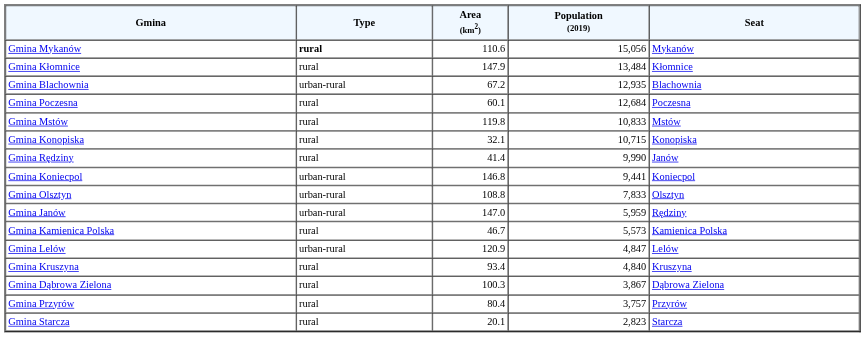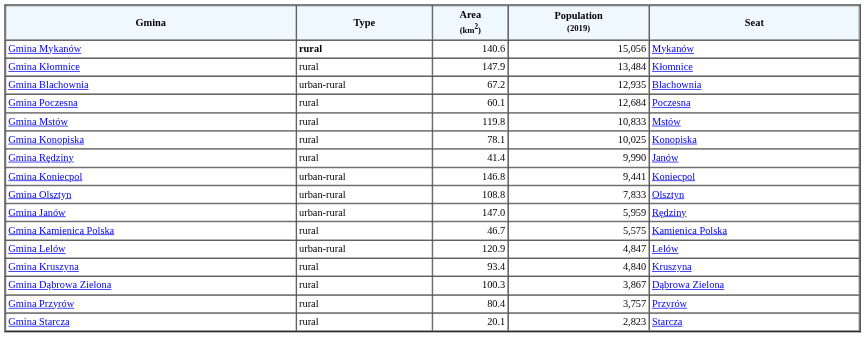(494, 48) 110.6 -> (494, 48) 140.6
(496, 139) 32.1 -> (496, 139) 78.1
(632, 139) 10,715 -> (632, 139) 10,025
(635, 230) 5,573 -> (635, 230) 5,575
